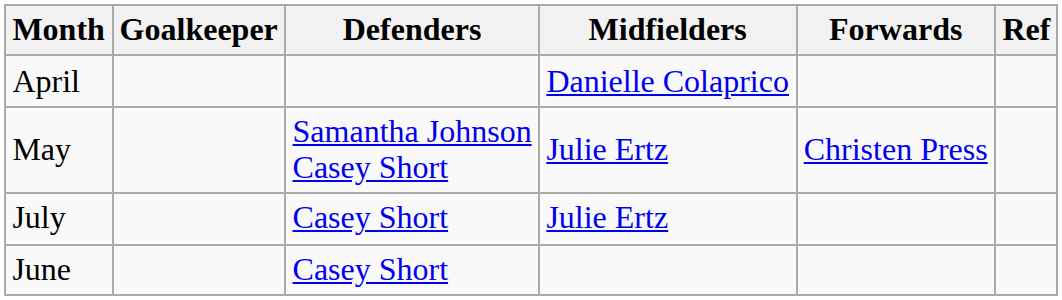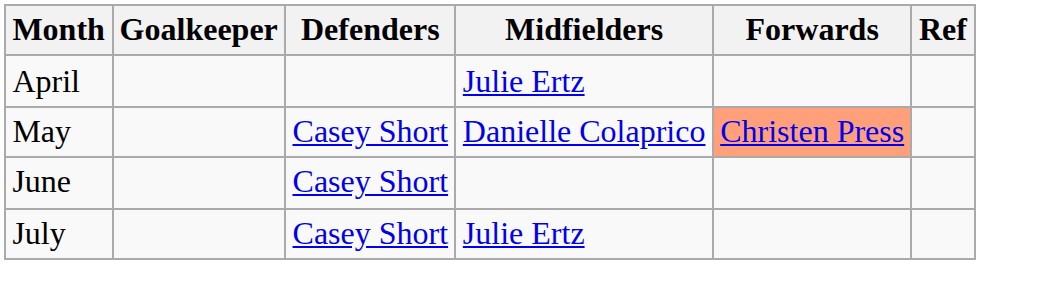(668, 80) Danielle Colaprico -> (524, 80) Julie Ertz
(412, 149) Samantha Johnson Casey Short -> (370, 131) Casey Short
(607, 149) Julie Ertz -> (584, 131) Danielle Colaprico
(896, 149) no background -> (812, 131) lightsalmon background
rows swapped: (42, 268) <-> (39, 218)
